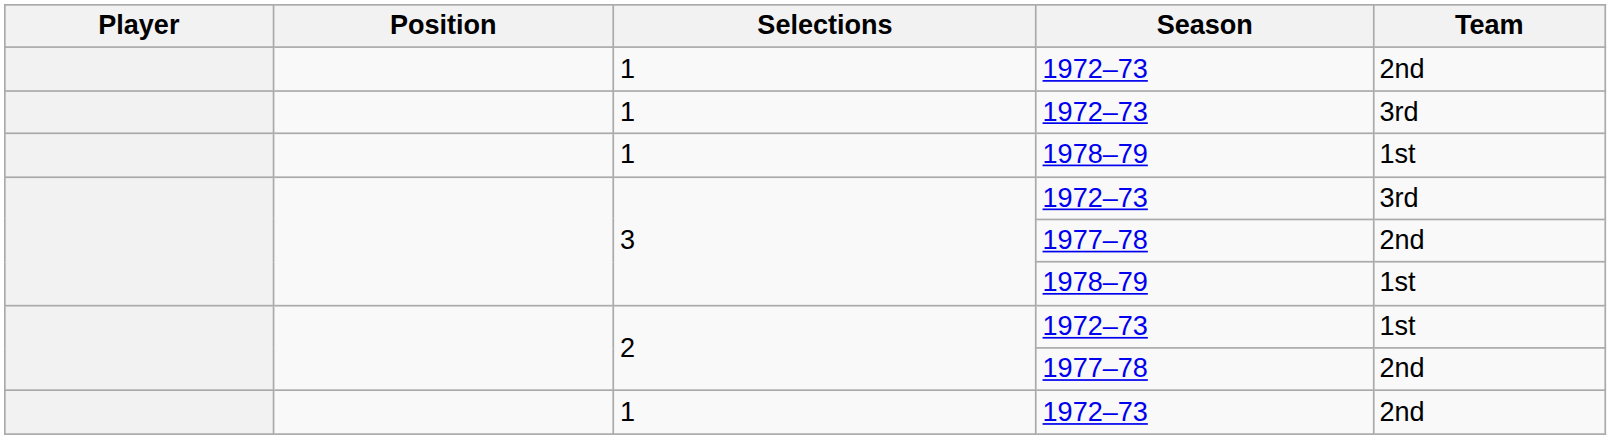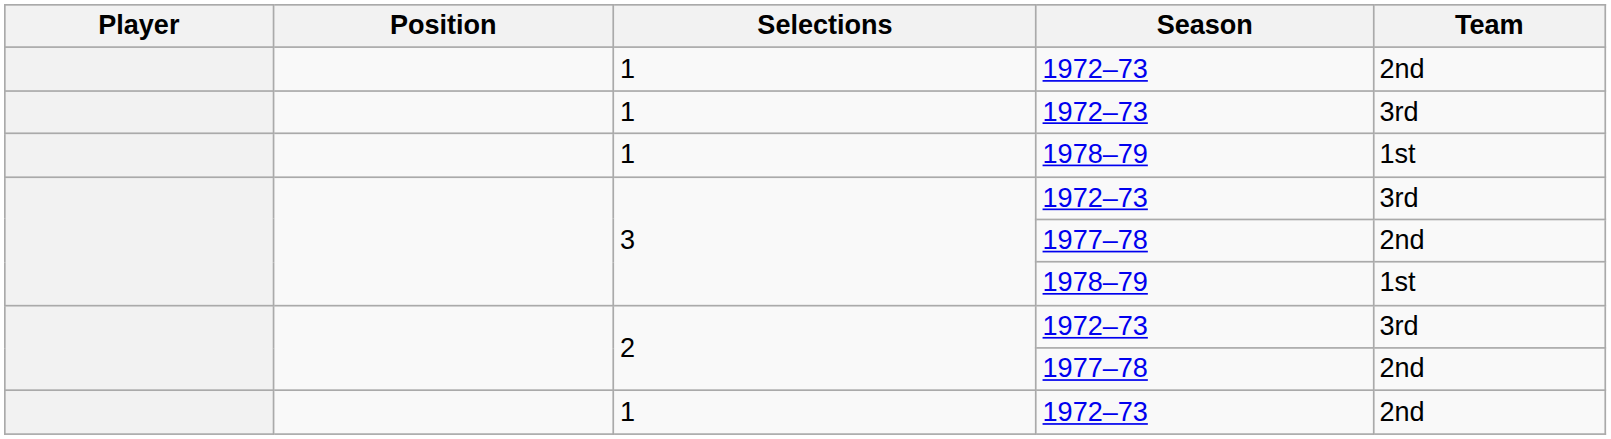(1397, 326) 1st -> (1399, 326) 3rd
